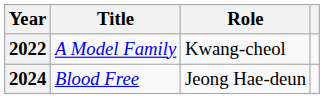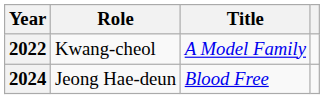columns swapped: (116, 19) <-> (245, 19)
